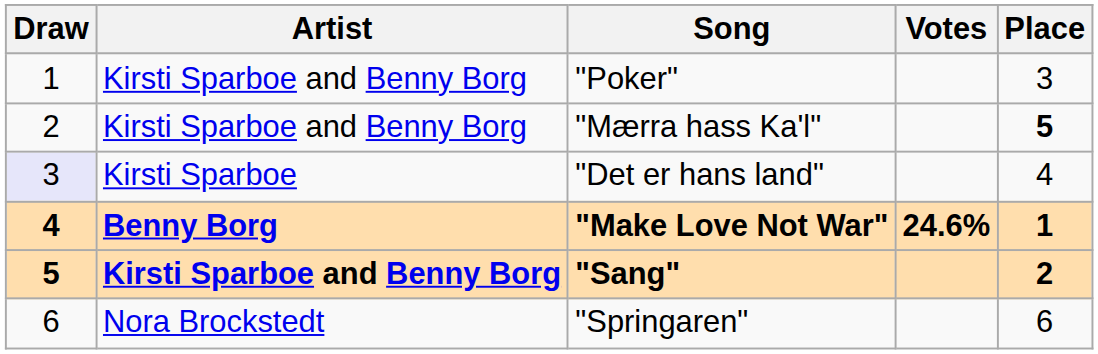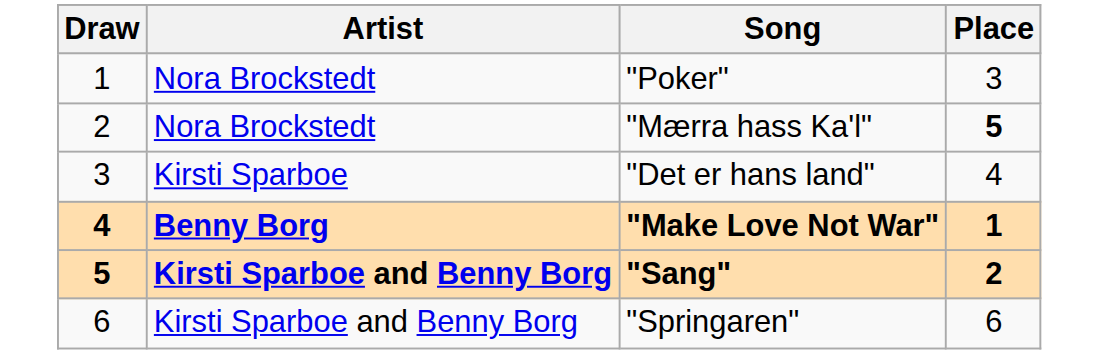- column: (946, 28)
(315, 77) Kirsti Sparboe and Benny Borg -> (265, 77) Nora Brockstedt
(315, 126) Kirsti Sparboe and Benny Borg -> (265, 126) Nora Brockstedt
(51, 175) lavender background -> (102, 175) no background
(214, 322) Nora Brockstedt -> (366, 322) Kirsti Sparboe and Benny Borg
